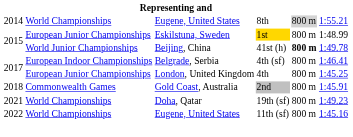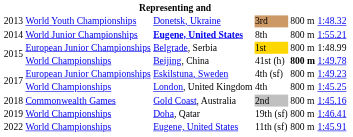+ row: (261, 21)
(68, 21) World Championships -> (82, 34) World Junior Championships
(197, 21) normal -> (198, 34) bold
(304, 21) lightgrey background -> (302, 34) no background
(192, 34) Eskilstuna, Sweden -> (185, 48) Belgrade, Serbia
(82, 48) World Junior Championships -> (68, 61) World Championships
(89, 61) European Indoor Championships -> (88, 74) European Junior Championships
(187, 61) Belgrade, Serbia -> (191, 74) Eskilstuna, Sweden
(334, 61) 1:46.41 -> (332, 74) 1:49.23
(88, 74) European Junior Championships -> (68, 87) World Championships
(334, 87) 1:45.91 -> (332, 100) 1:45.16
(13, 100) 2021 -> (13, 114) 2019
(334, 100) 1:49.23 -> (332, 114) 1:46.41
(334, 114) 1:45.16 -> (332, 127) 1:45.91
